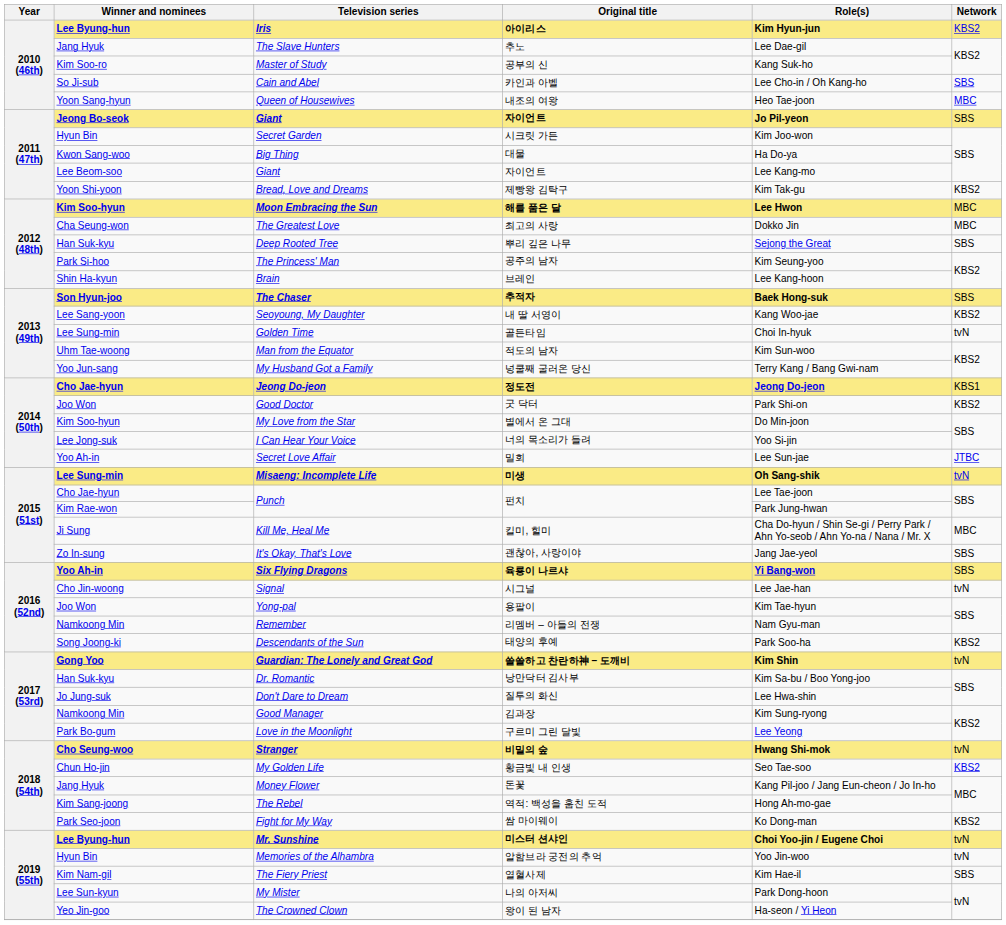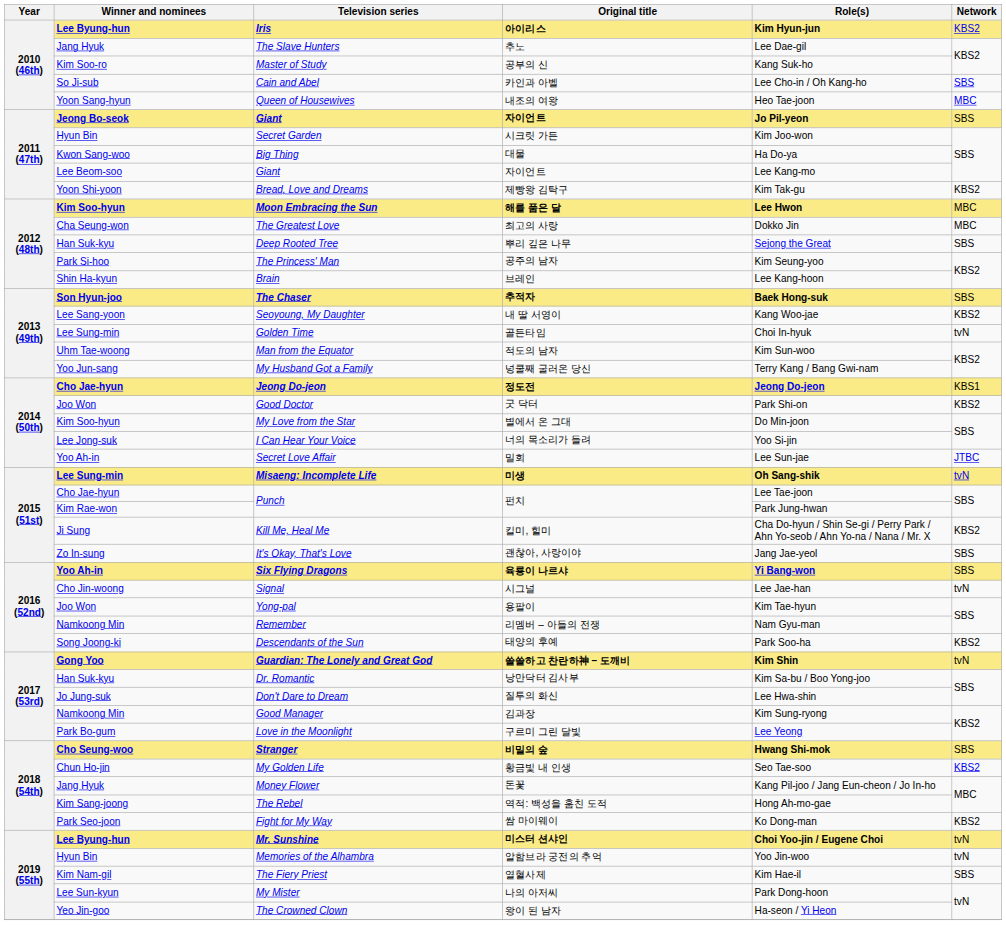(965, 530) MBC -> (967, 530) KBS2
(962, 750) tvN -> (964, 750) SBS
